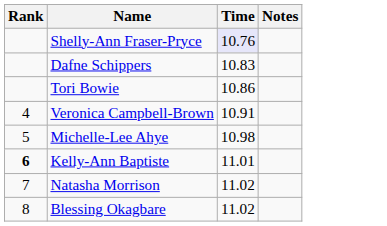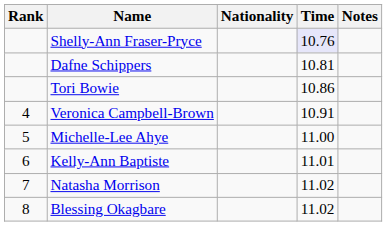+ column: (257, 16)
(238, 64) 10.83 -> (318, 64) 10.81
(238, 137) 10.98 -> (318, 137) 11.00
(26, 161) bold -> (26, 161) normal
